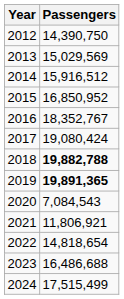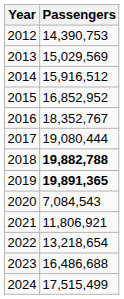(75, 36) 14,390,750 -> (75, 36) 14,390,753
(75, 98) 16,850,952 -> (75, 98) 16,852,952
(75, 139) 19,080,424 -> (75, 139) 19,080,444
(75, 243) 14,818,654 -> (75, 243) 13,218,654
